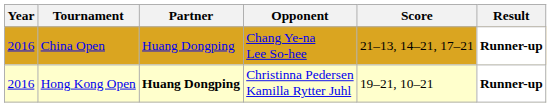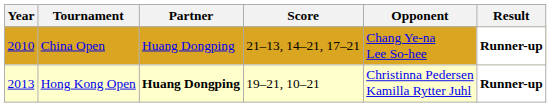columns swapped: (300, 15) <-> (417, 15)
(21, 45) 2016 -> (21, 45) 2010
(21, 83) 2016 -> (21, 83) 2013
